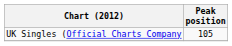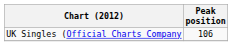(206, 34) 105 -> (206, 34) 106
